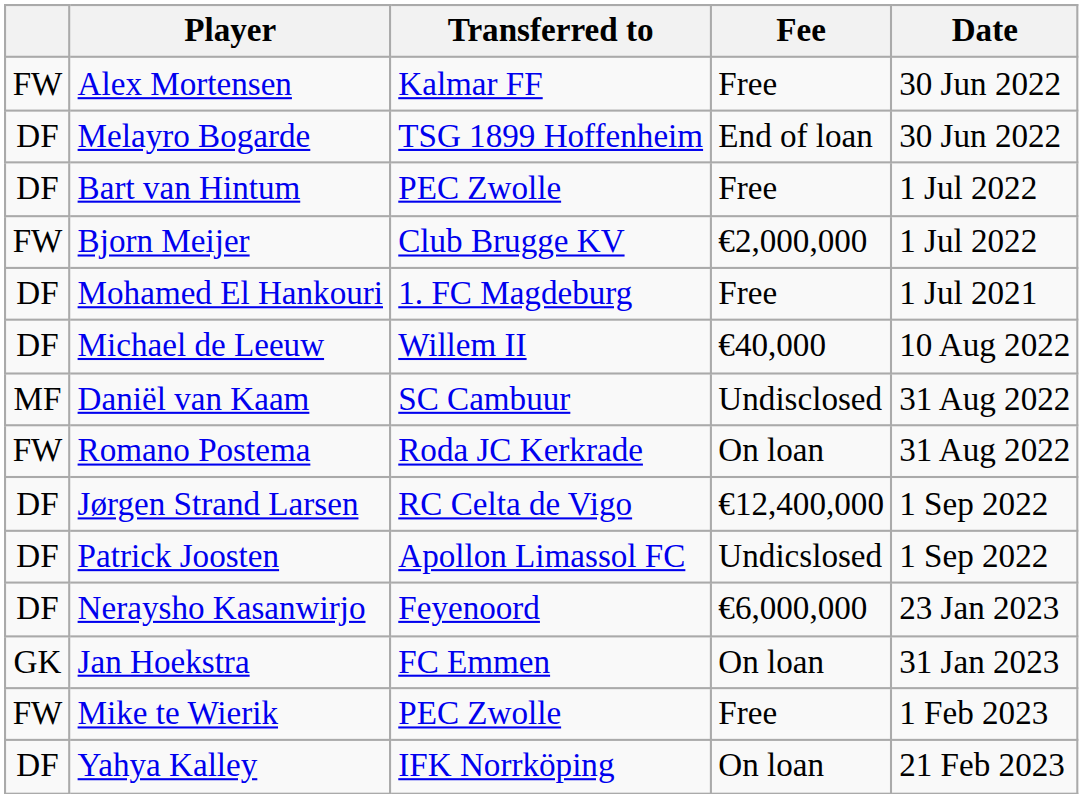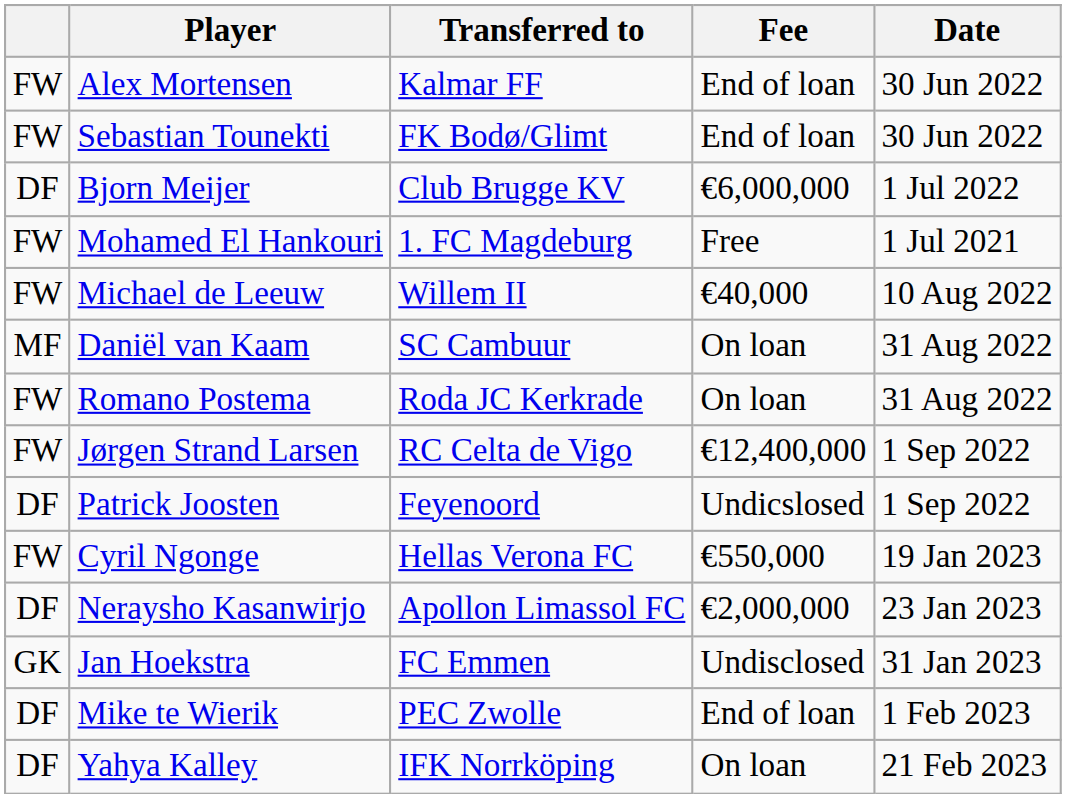(748, 83) Free -> (778, 83) End of loan
- row: (194, 135)
+ row: (204, 135)
- row: (189, 188)
(38, 240) FW -> (37, 188) DF
(793, 240) €2,000,000 -> (775, 188) €6,000,000
(37, 293) DF -> (38, 240) FW
(37, 345) DF -> (38, 293) FW
(800, 398) Undisclosed -> (754, 345) On loan
(37, 503) DF -> (38, 450) FW
(542, 556) Apollon Limassol FC -> (469, 503) Feyenoord
+ row: (168, 556)
(469, 608) Feyenoord -> (542, 608) Apollon Limassol FC
(793, 608) €6,000,000 -> (775, 608) €2,000,000
(771, 661) On loan -> (782, 661) Undisclosed
(38, 713) FW -> (37, 713) DF
(748, 713) Free -> (778, 713) End of loan
